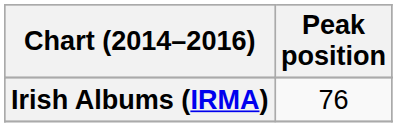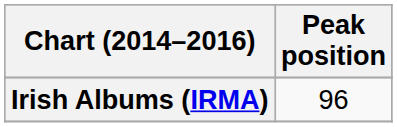(334, 99) 76 -> (334, 99) 96
